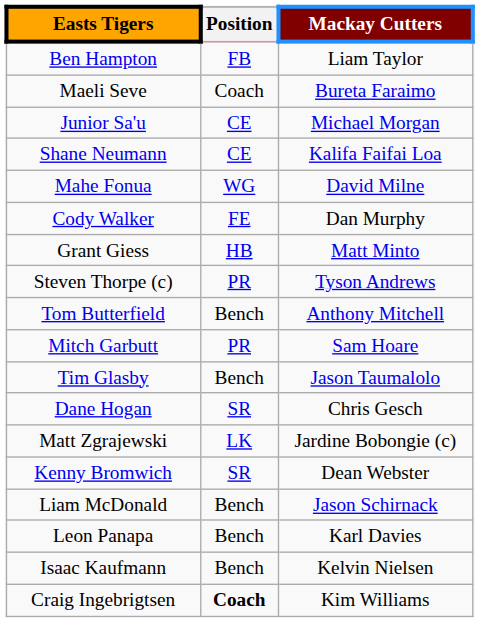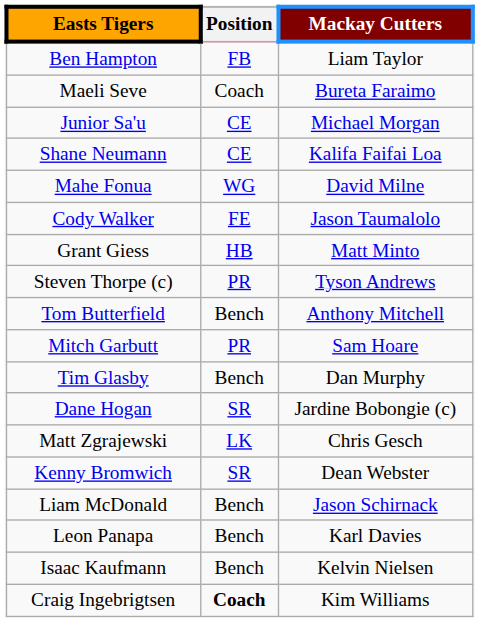(375, 218) Dan Murphy -> (375, 218) Jason Taumalolo
(375, 377) Jason Taumalolo -> (375, 377) Dan Murphy
(375, 408) Chris Gesch -> (375, 408) Jardine Bobongie (c)
(375, 440) Jardine Bobongie (c) -> (375, 440) Chris Gesch
